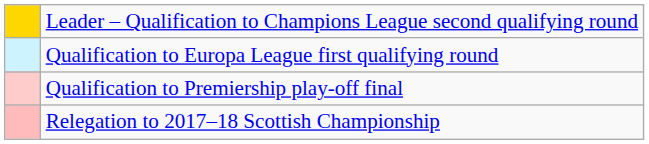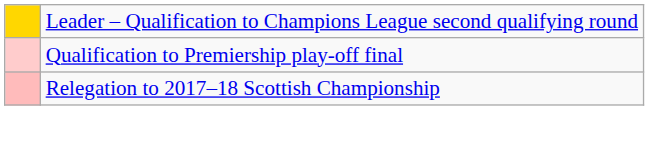- row: (272, 54)
